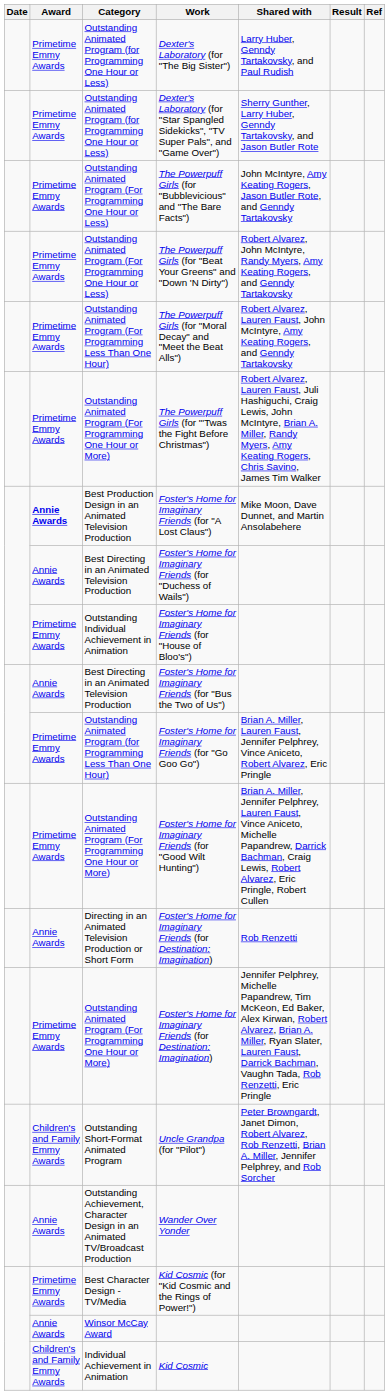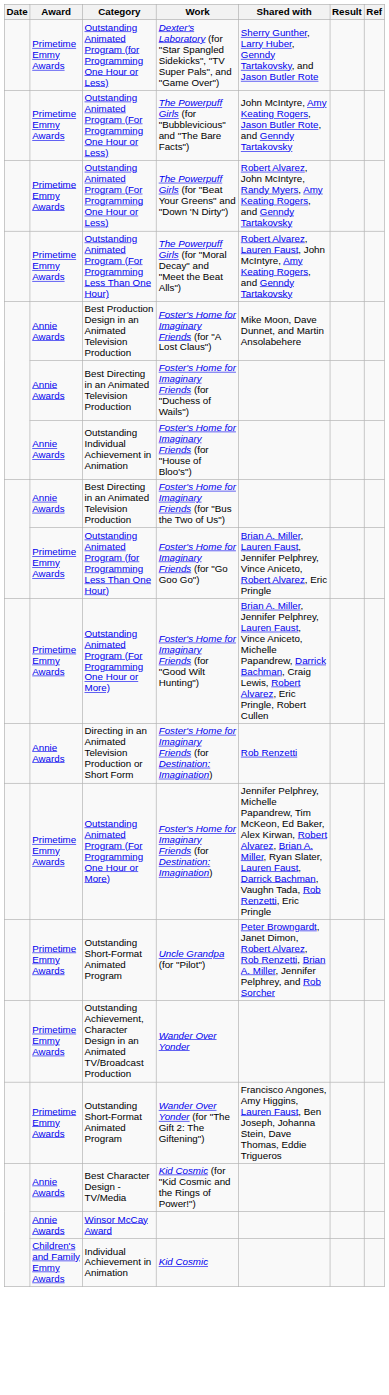- row: (114, 55)
- row: (114, 429)
(50, 515) bold -> (48, 331) normal
(54, 634) Primetime Emmy Awards -> (48, 449) Annie Awards
(56, 1144) Children's and Family Emmy Awards -> (54, 960) Primetime Emmy Awards
(48, 1226) Annie Awards -> (54, 1041) Primetime Emmy Awards
+ row: (113, 1122)
(54, 1291) Primetime Emmy Awards -> (48, 1187) Annie Awards
